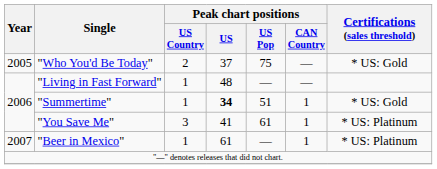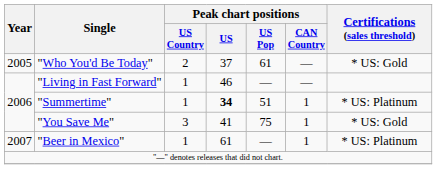(266, 63) 75 -> (266, 63) 61
(226, 82) 48 -> (226, 82) 46
(379, 102) * US: Gold -> (379, 102) * US: Platinum
(266, 121) 61 -> (266, 121) 75
(379, 121) * US: Platinum -> (379, 121) * US: Gold
